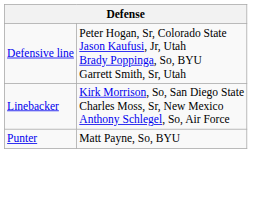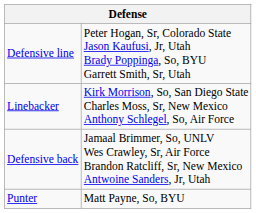+ row: (43, 159)
